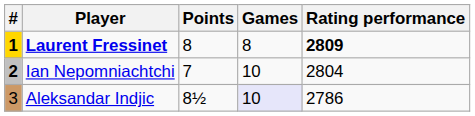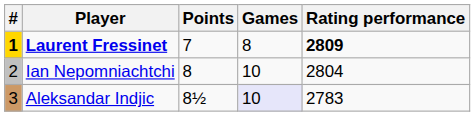(187, 45) 8 -> (187, 45) 7
(13, 72) bold -> (13, 72) normal
(187, 72) 7 -> (187, 72) 8
(325, 98) 2786 -> (325, 98) 2783
